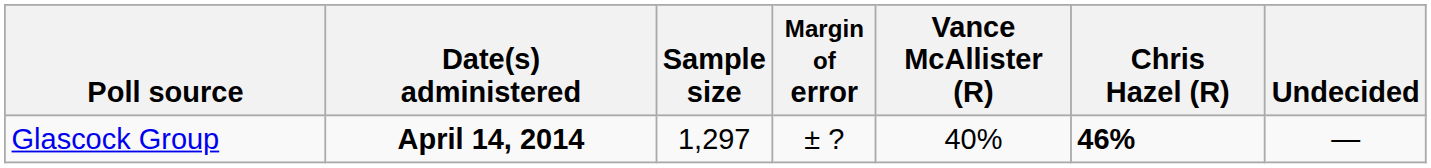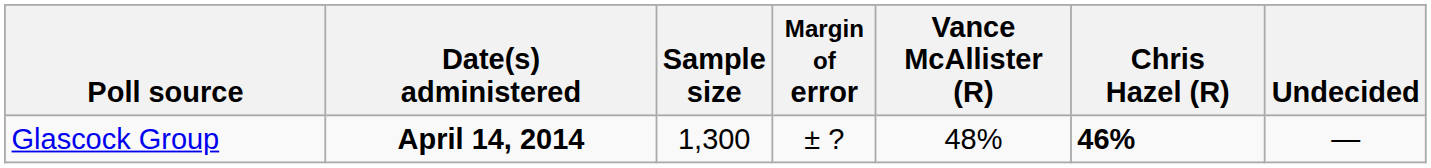(714, 138) 1,297 -> (714, 138) 1,300
(973, 138) 40% -> (973, 138) 48%
